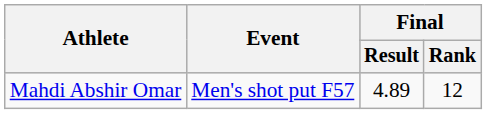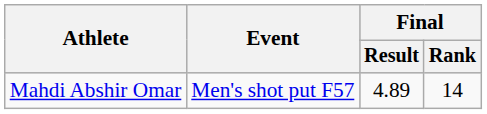(452, 90) 12 -> (452, 90) 14
